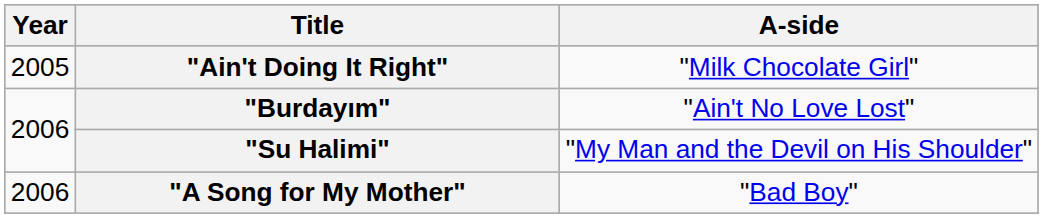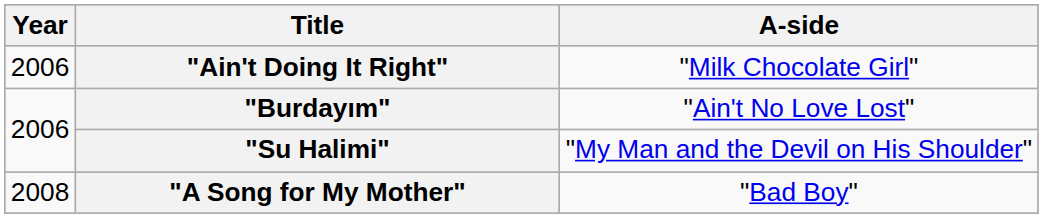(40, 66) 2005 -> (40, 66) 2006
(40, 191) 2006 -> (40, 191) 2008
